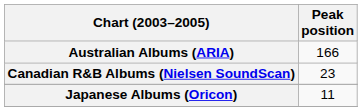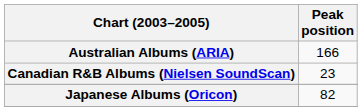(328, 95) 11 -> (328, 95) 82
